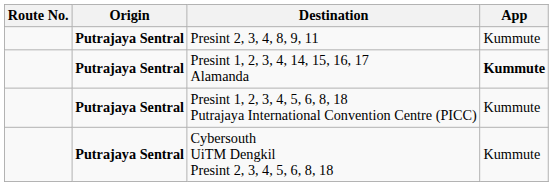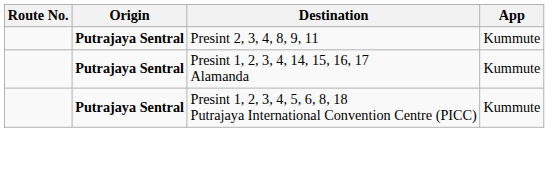(514, 68) bold -> (512, 68) normal
- row: (262, 154)
